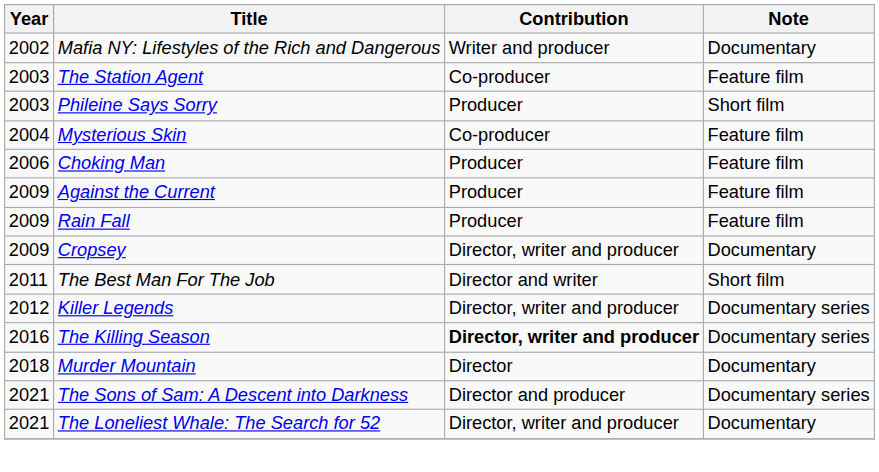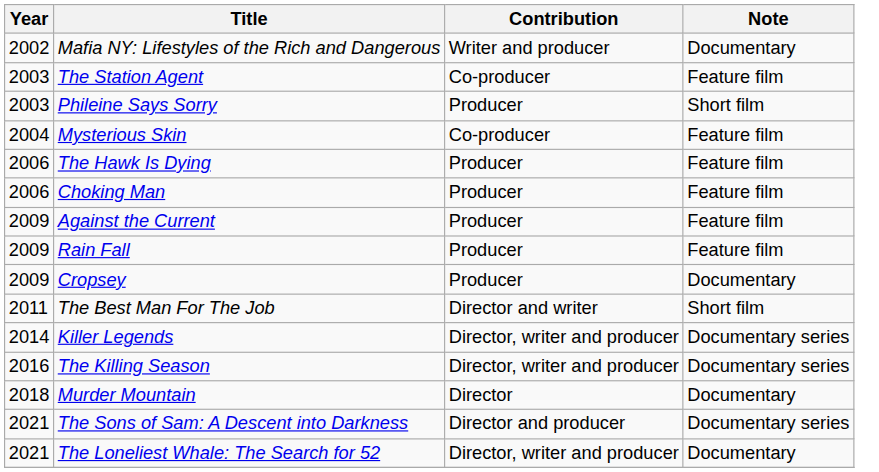+ row: (134, 163)
(564, 250) Director, writer and producer -> (486, 279) Producer
(29, 308) 2012 -> (29, 337) 2014
(574, 337) bold -> (564, 366) normal
